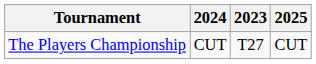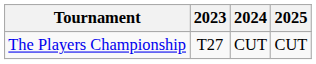columns swapped: (250, 18) <-> (210, 18)
